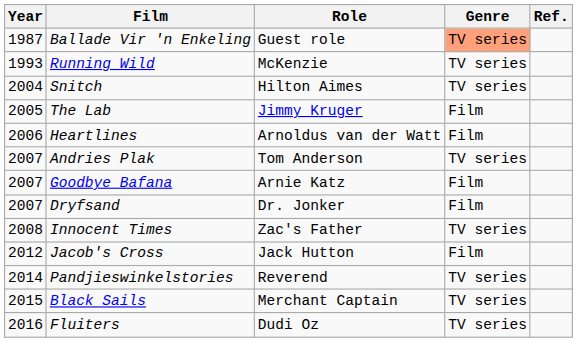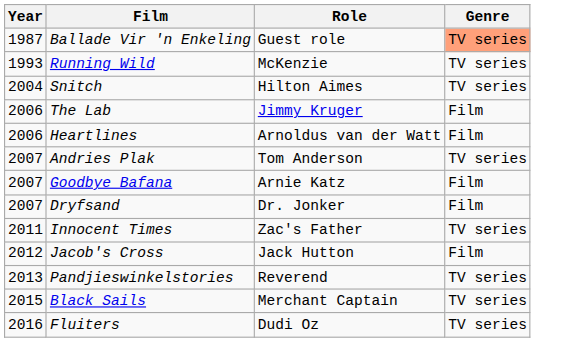- column: (551, 16)
(26, 111) 2005 -> (26, 111) 2006
(26, 230) 2008 -> (26, 230) 2011
(26, 277) 2014 -> (26, 277) 2013
